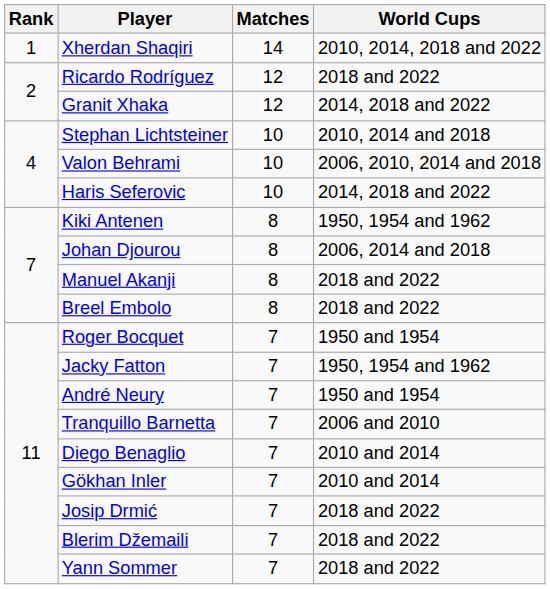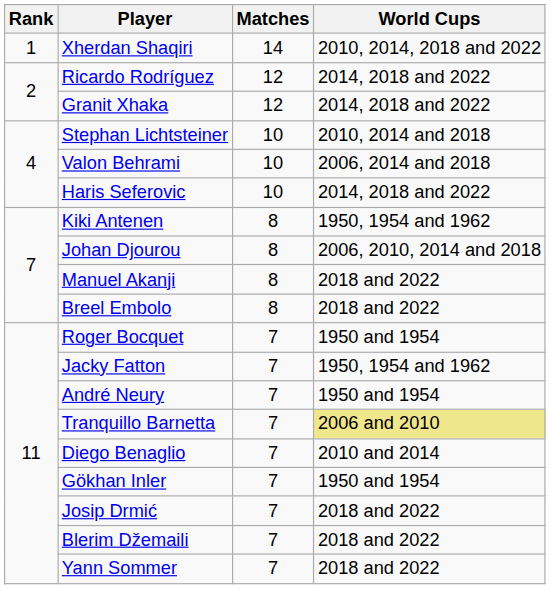(379, 76) 2018 and 2022 -> (404, 76) 2014, 2018 and 2022
(429, 163) 2006, 2010, 2014 and 2018 -> (404, 163) 2006, 2014 and 2018
(404, 250) 2006, 2014 and 2018 -> (429, 250) 2006, 2010, 2014 and 2018
(379, 423) no background -> (379, 423) khaki background
(379, 481) 2010 and 2014 -> (379, 481) 1950 and 1954
